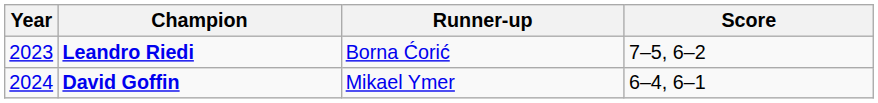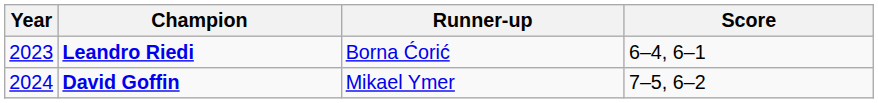(667, 52) 7–5, 6–2 -> (667, 52) 6–4, 6–1
(667, 83) 6–4, 6–1 -> (667, 83) 7–5, 6–2
